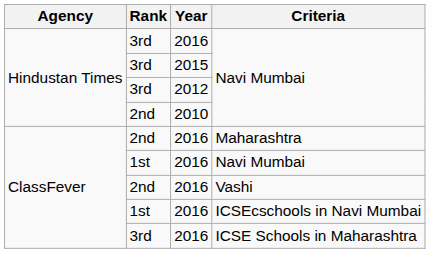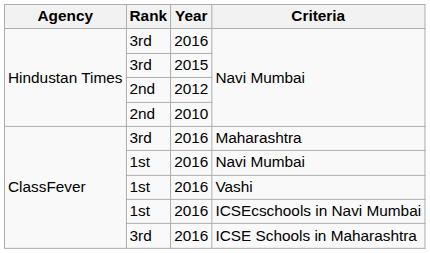(141, 89) 3rd -> (142, 89) 2nd
(142, 138) 2nd -> (141, 138) 3rd
(142, 187) 2nd -> (140, 187) 1st
